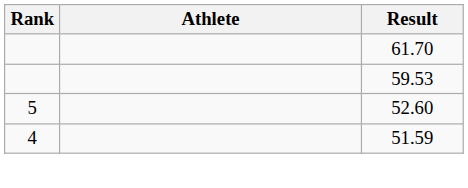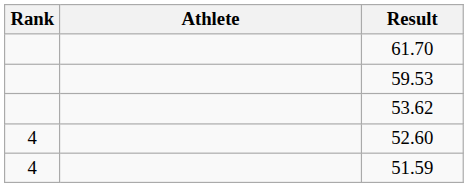+ row: (412, 108)
(32, 108) 5 -> (32, 138) 4
